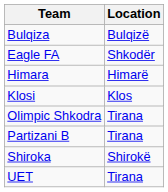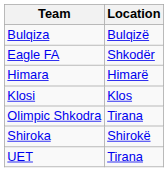- row: (38, 136)
